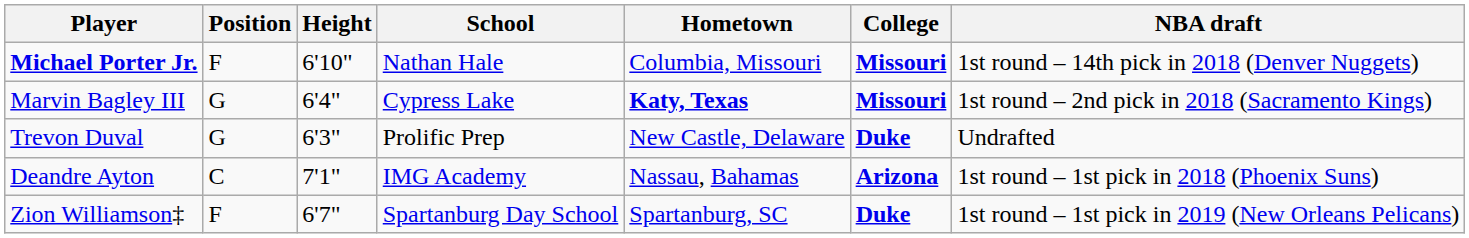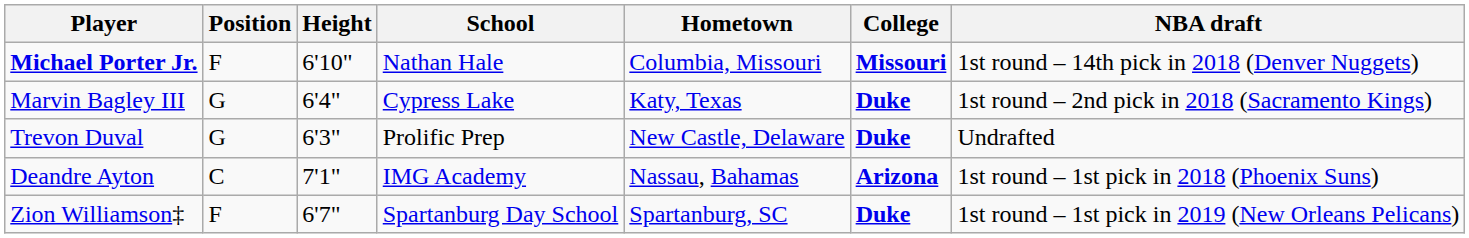(689, 99) bold -> (685, 99) normal
(901, 99) Missouri -> (883, 99) Duke
